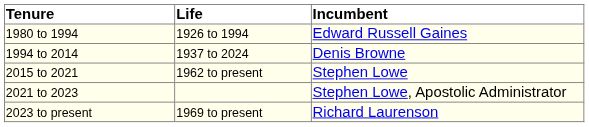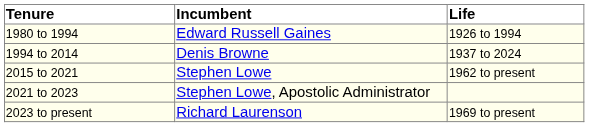columns swapped: (350, 14) <-> (189, 14)
